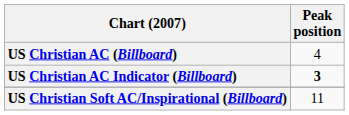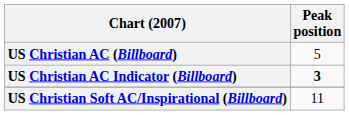(317, 53) 4 -> (317, 53) 5
